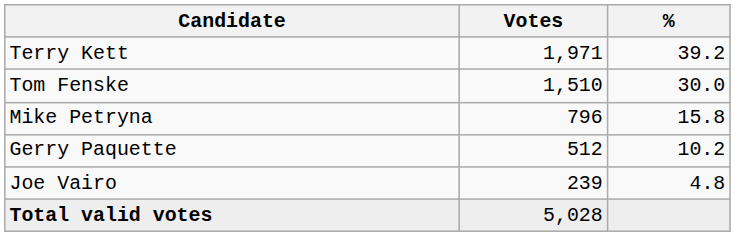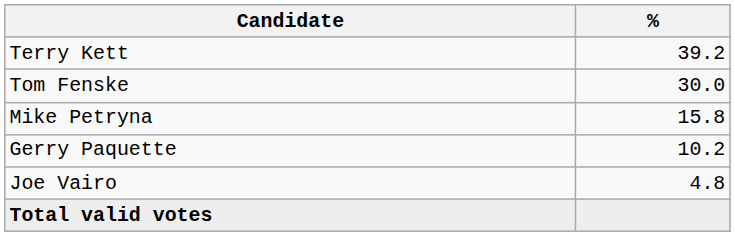- column: (533, 21)
